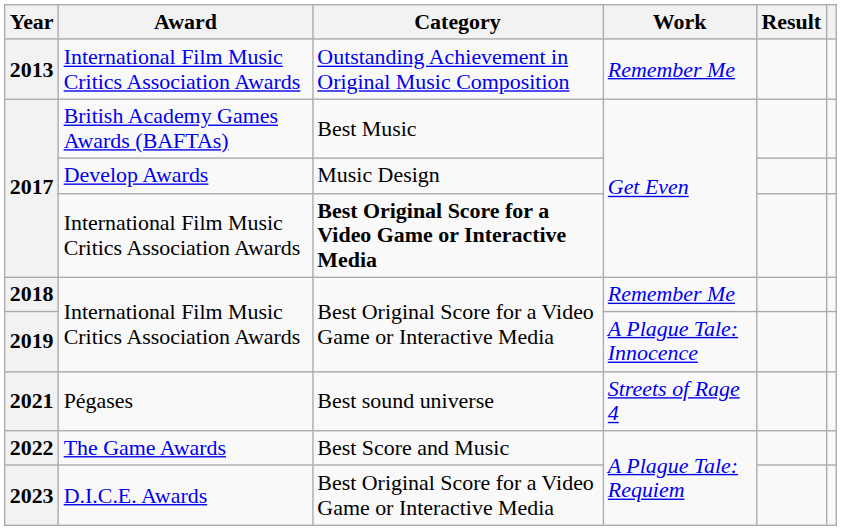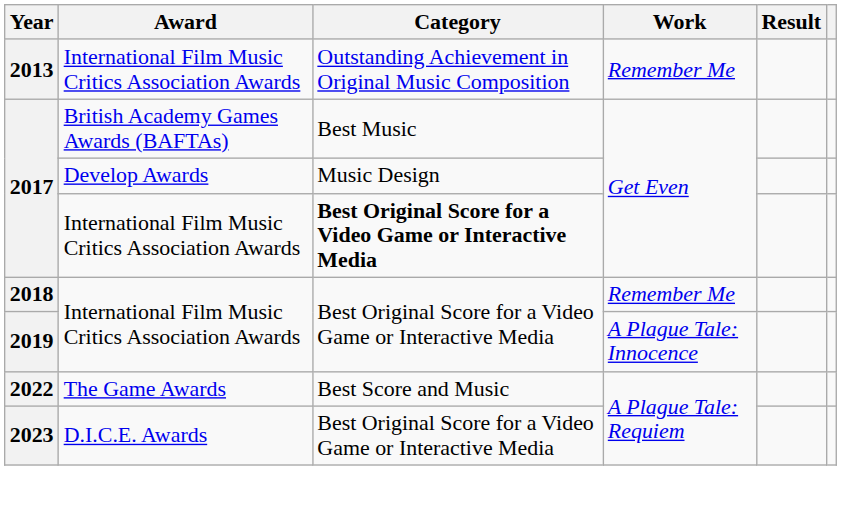- row: (32, 400)
